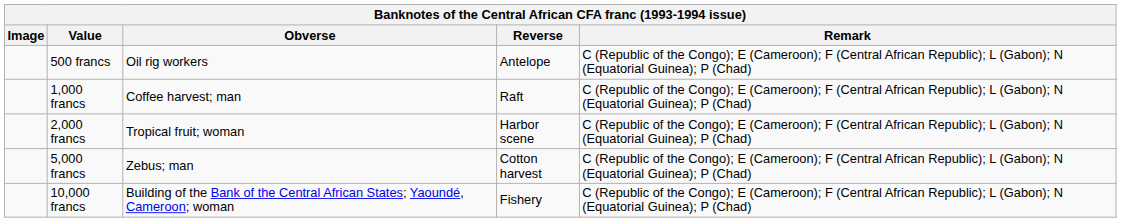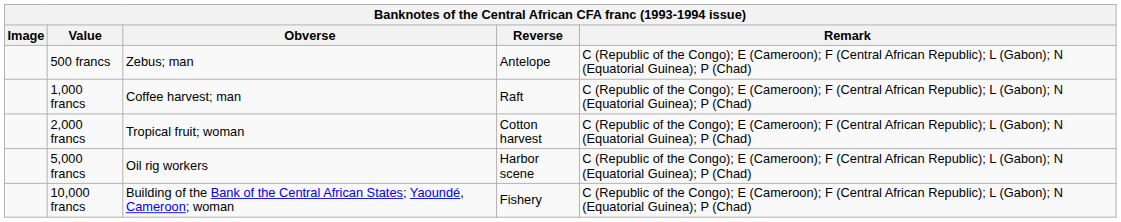(167, 63) Oil rig workers -> (160, 63) Zebus; man
(519, 132) Harbor scene -> (521, 132) Cotton harvest
(160, 166) Zebus; man -> (167, 166) Oil rig workers
(521, 166) Cotton harvest -> (519, 166) Harbor scene
